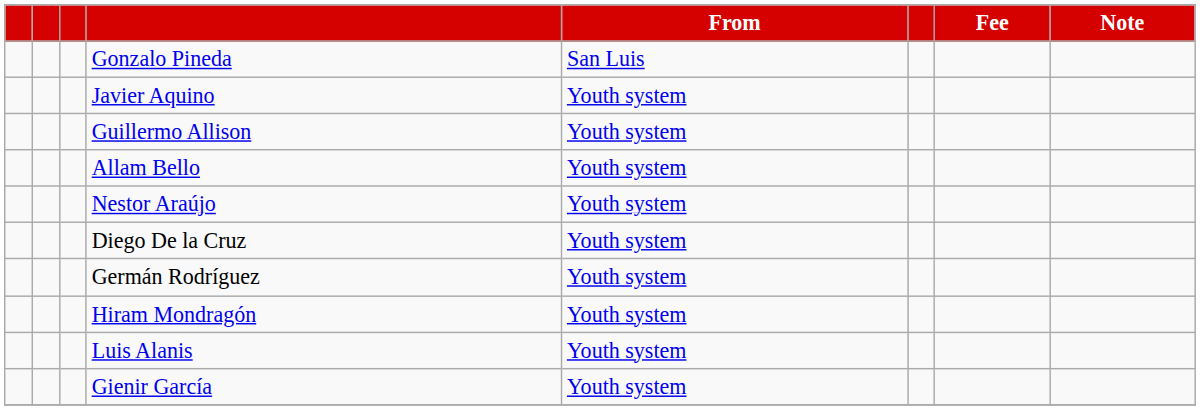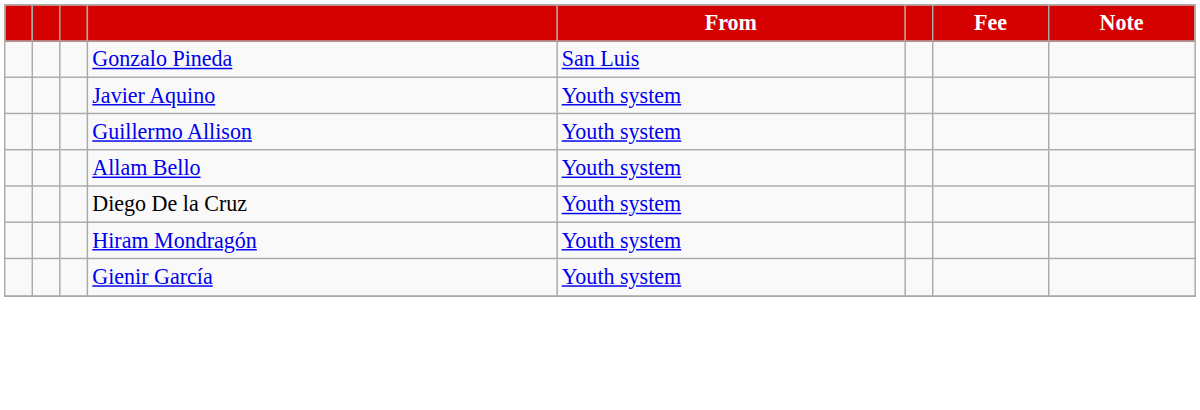- row: (154, 204)
- row: (176, 277)
- row: (142, 349)
